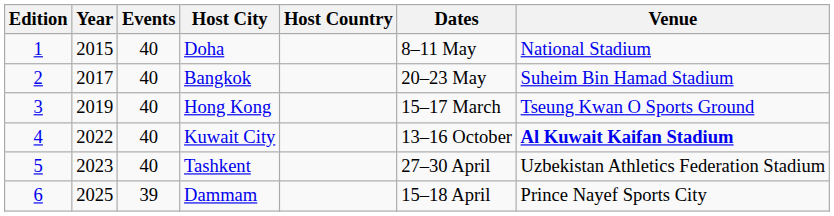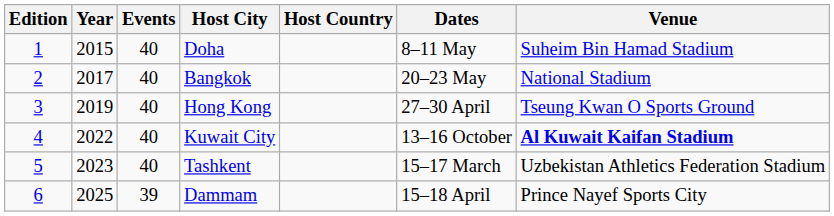(586, 48) National Stadium -> (627, 48) Suheim Bin Hamad Stadium
(627, 78) Suheim Bin Hamad Stadium -> (586, 78) National Stadium
(451, 107) 15–17 March -> (446, 107) 27–30 April
(446, 166) 27–30 April -> (451, 166) 15–17 March
